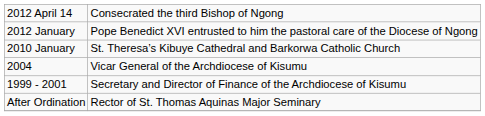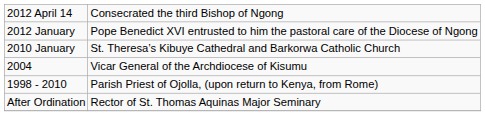- row: (37, 84)
+ row: (37, 84)
